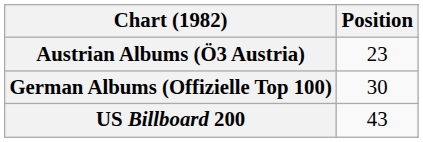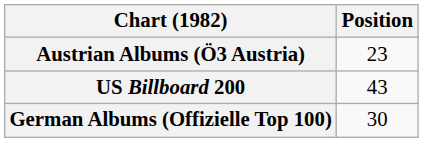rows swapped: (171, 86) <-> (171, 119)
